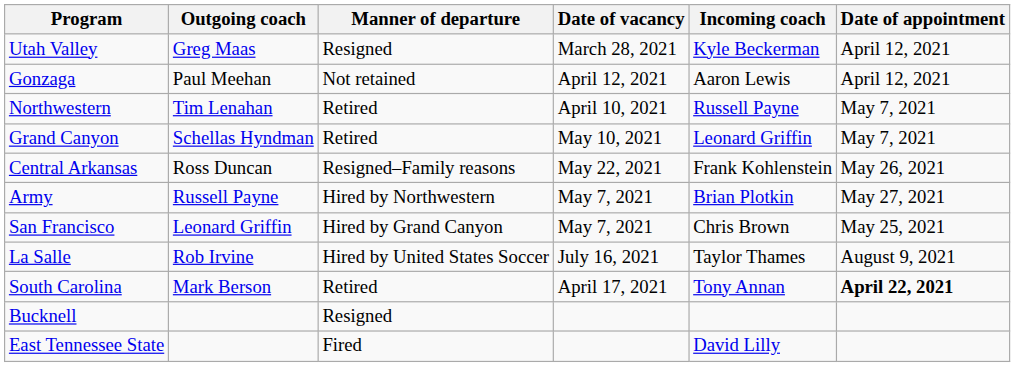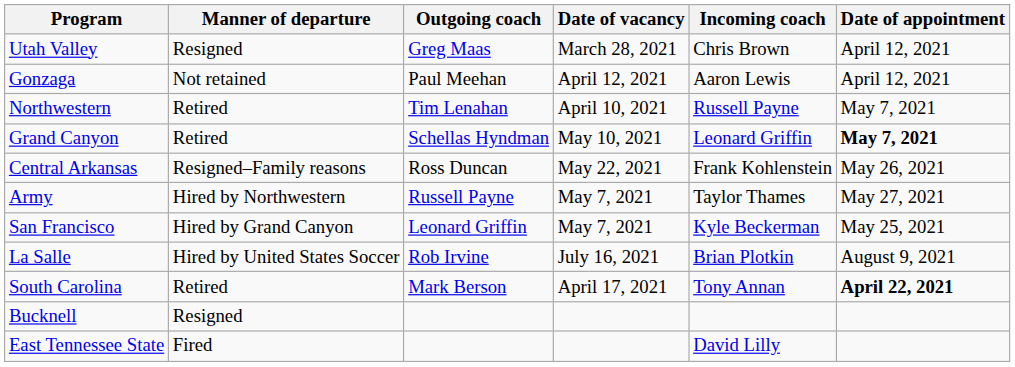columns swapped: (243, 19) <-> (436, 19)
(756, 49) Kyle Beckerman -> (741, 49) Chris Brown
(888, 138) normal -> (889, 138) bold
(743, 197) Brian Plotkin -> (749, 197) Taylor Thames
(741, 227) Chris Brown -> (756, 227) Kyle Beckerman
(749, 256) Taylor Thames -> (743, 256) Brian Plotkin
